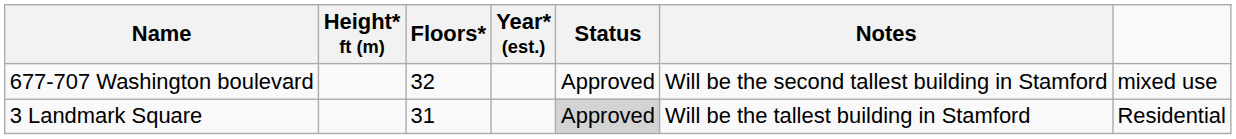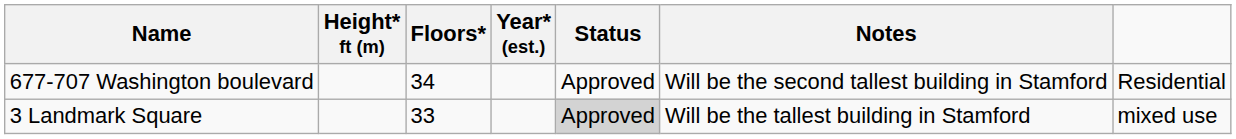(423, 81) 32 -> (423, 81) 34
(1167, 81) mixed use -> (1172, 81) Residential
(423, 116) 31 -> (423, 116) 33
(1172, 116) Residential -> (1167, 116) mixed use
